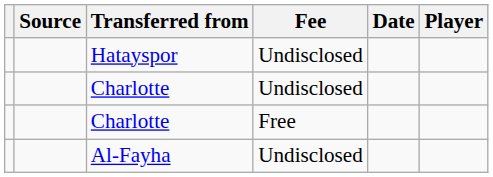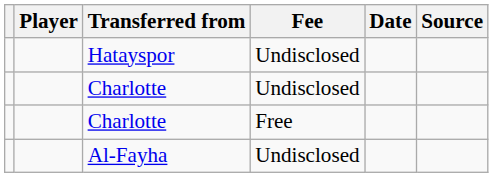columns swapped: (454, 21) <-> (50, 21)
